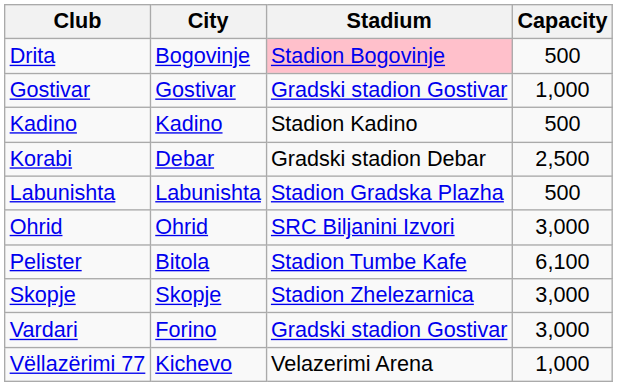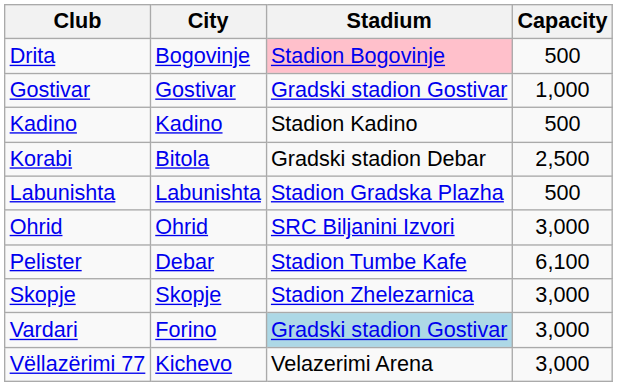(185, 158) Debar -> (182, 158) Bitola
(182, 261) Bitola -> (185, 261) Debar
(389, 329) no background -> (389, 329) lightblue background
(562, 364) 1,000 -> (562, 364) 3,000
